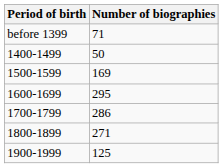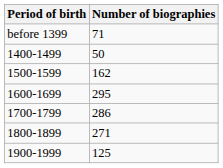(101, 73) 169 -> (101, 73) 162
